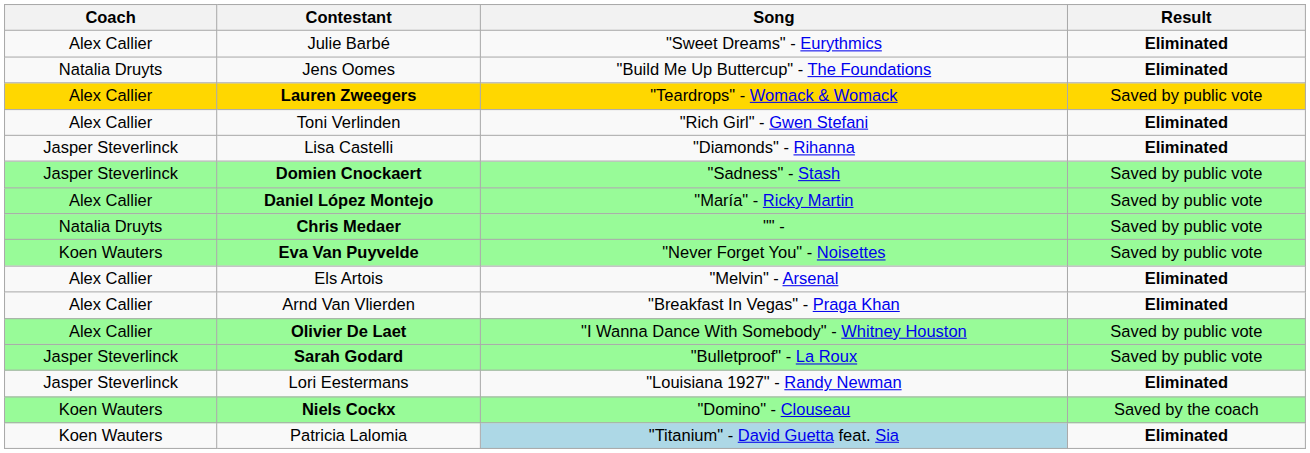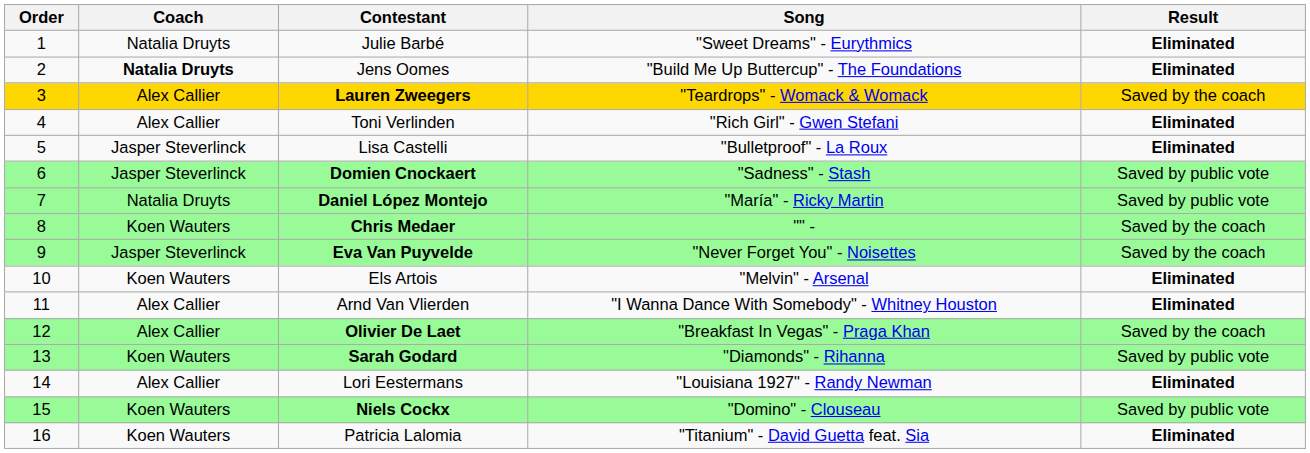+ column: (41, 17)
(111, 43) Alex Callier -> (178, 43) Natalia Druyts
(111, 69) normal -> (178, 69) bold
(1186, 95) Saved by public vote -> (1193, 95) Saved by the coach
(774, 148) "Diamonds" - Rihanna -> (804, 148) "Bulletproof" - La Roux
(111, 200) Alex Callier -> (178, 200) Natalia Druyts
(111, 226) Natalia Druyts -> (178, 226) Koen Wauters
(1186, 226) Saved by public vote -> (1193, 226) Saved by the coach
(111, 252) Koen Wauters -> (178, 252) Jasper Steverlinck
(1186, 252) Saved by public vote -> (1193, 252) Saved by the coach
(111, 278) Alex Callier -> (178, 278) Koen Wauters
(774, 305) "Breakfast In Vegas" - Praga Khan -> (804, 305) "I Wanna Dance With Somebody" - Whitney Houston
(774, 331) "I Wanna Dance With Somebody" - Whitney Houston -> (804, 331) "Breakfast In Vegas" - Praga Khan
(1186, 331) Saved by public vote -> (1193, 331) Saved by the coach
(111, 357) Jasper Steverlinck -> (178, 357) Koen Wauters
(774, 357) "Bulletproof" - La Roux -> (804, 357) "Diamonds" - Rihanna
(111, 383) Jasper Steverlinck -> (178, 383) Alex Callier
(1186, 409) Saved by the coach -> (1193, 409) Saved by public vote
(774, 435) lightblue background -> (804, 435) no background
